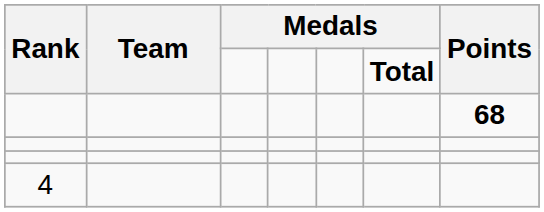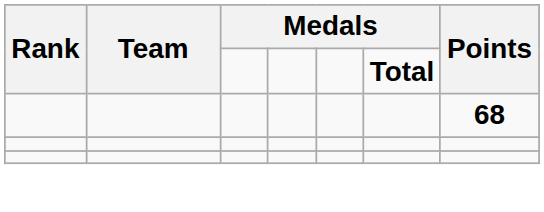- row: (45, 184)
